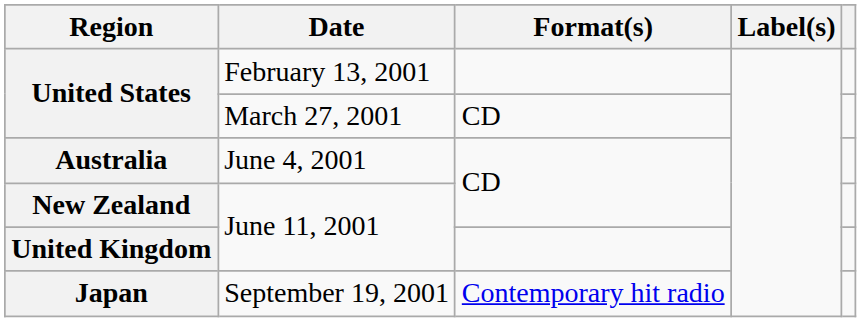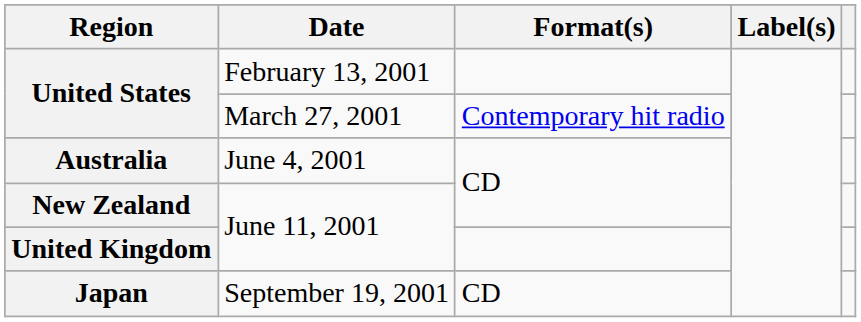(481, 115) CD -> (593, 115) Contemporary hit radio
(593, 293) Contemporary hit radio -> (481, 293) CD
